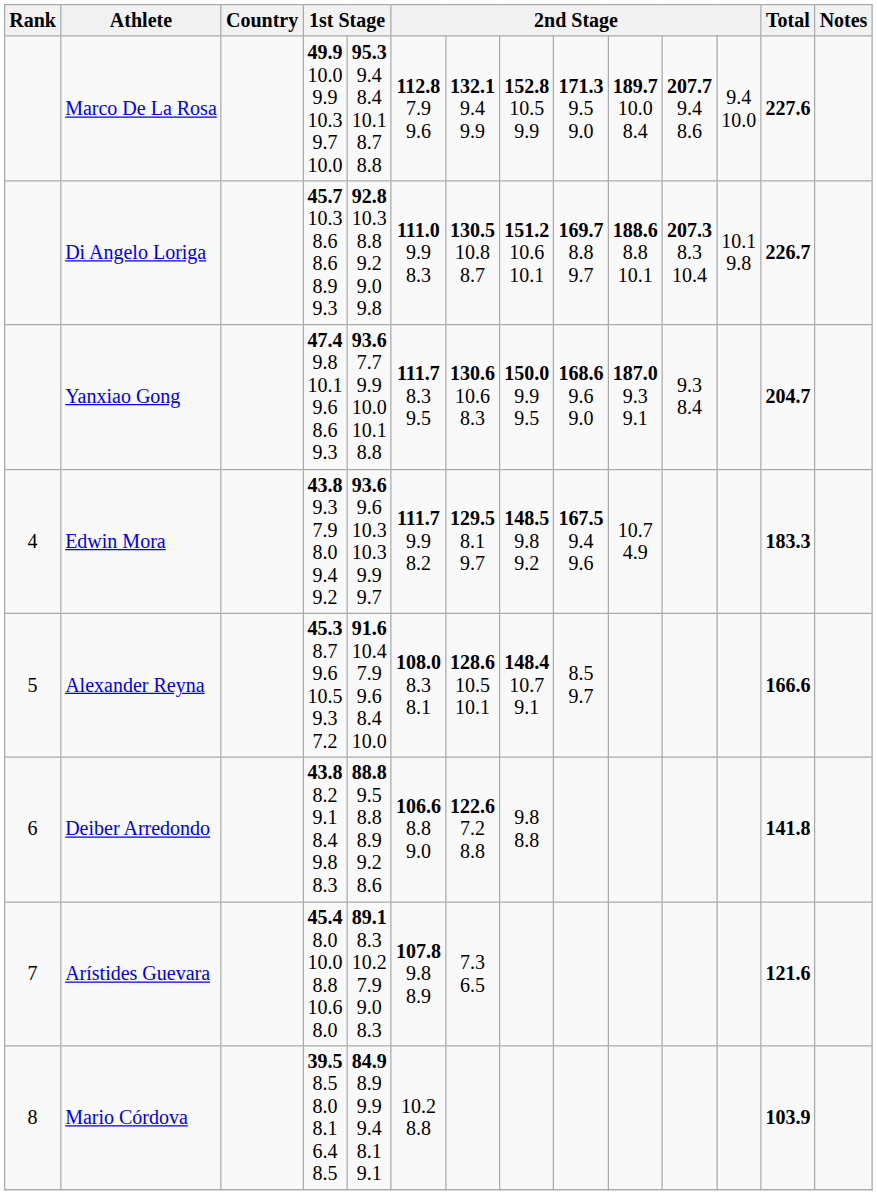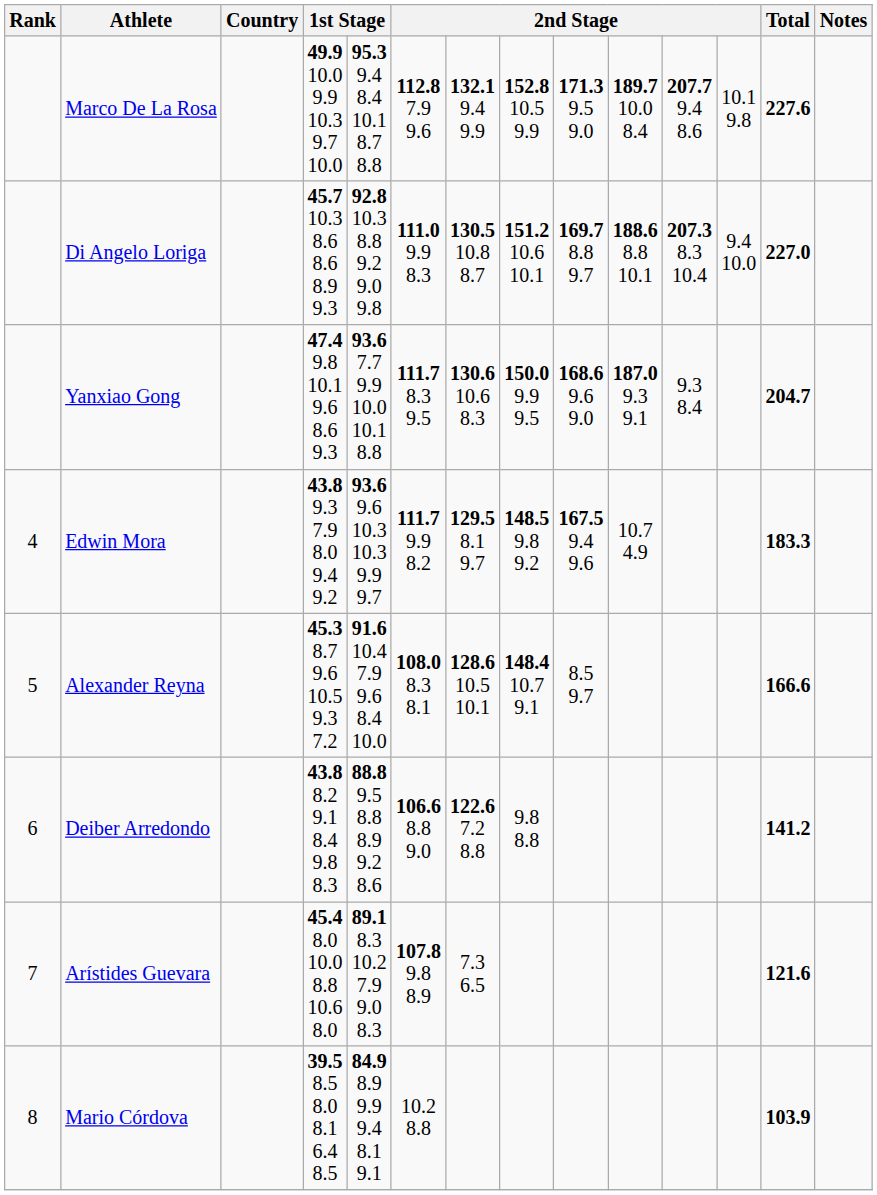(739, 108) 9.4 10.0 -> (739, 108) 10.1 9.8
(739, 252) 10.1 9.8 -> (739, 252) 9.4 10.0
(788, 252) 226.7 -> (788, 252) 227.0
(788, 829) 141.8 -> (788, 829) 141.2
